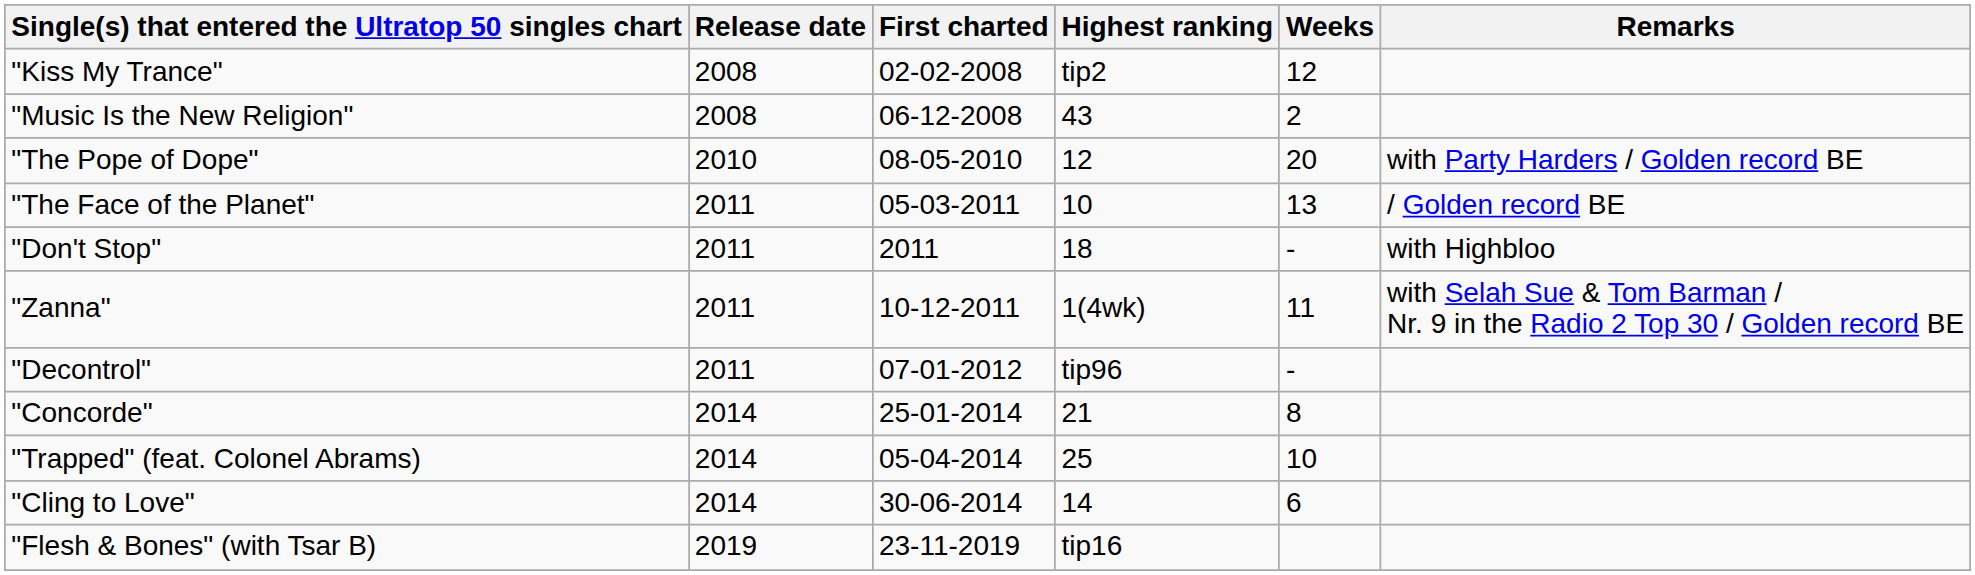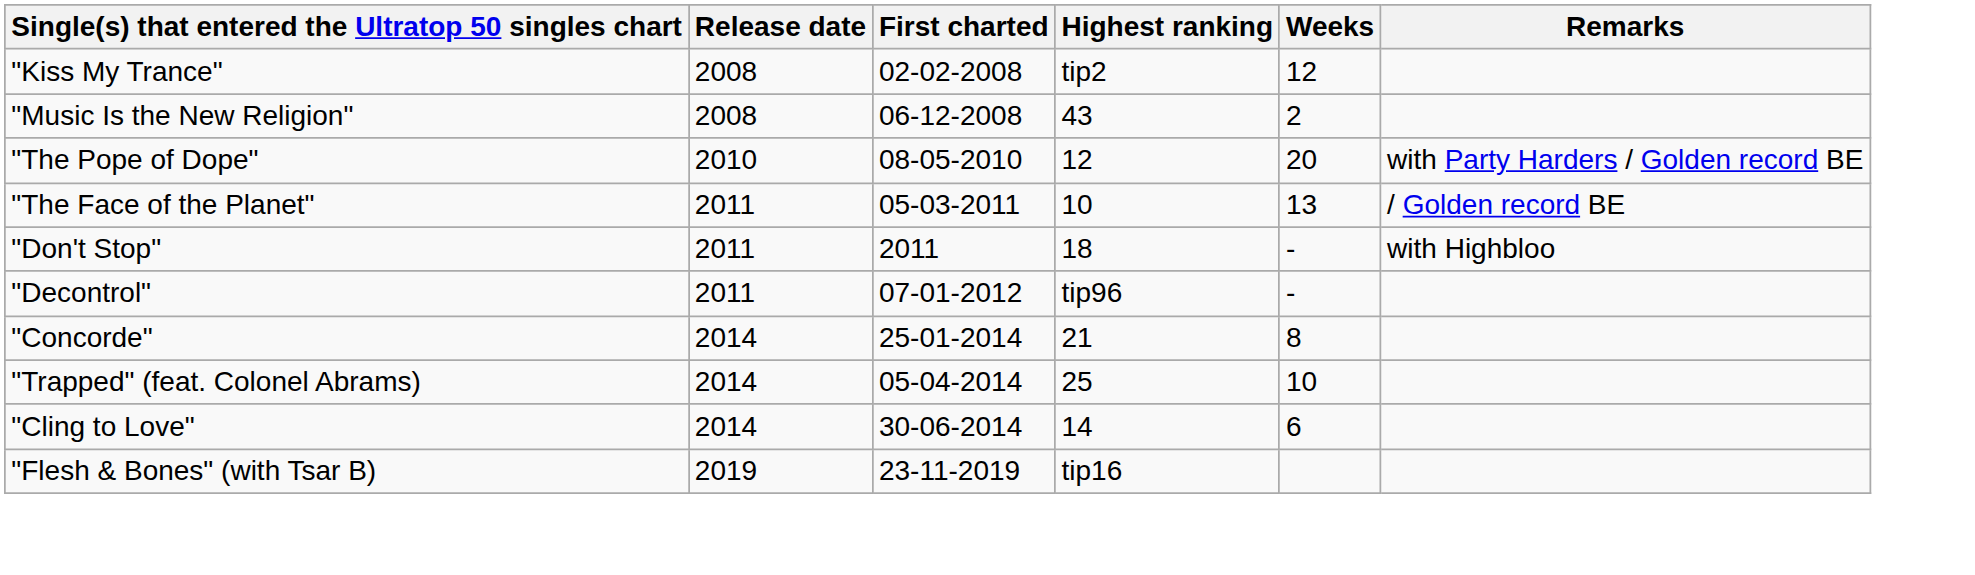- row: (61, 308)
